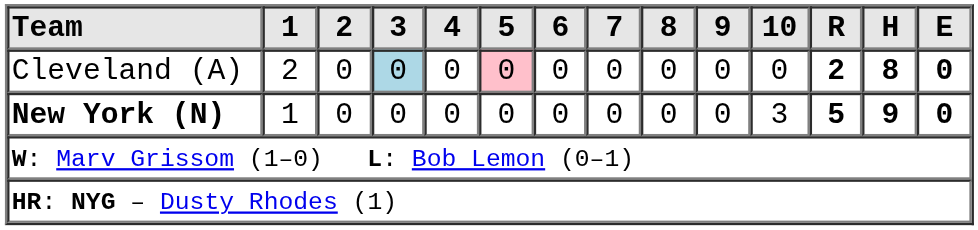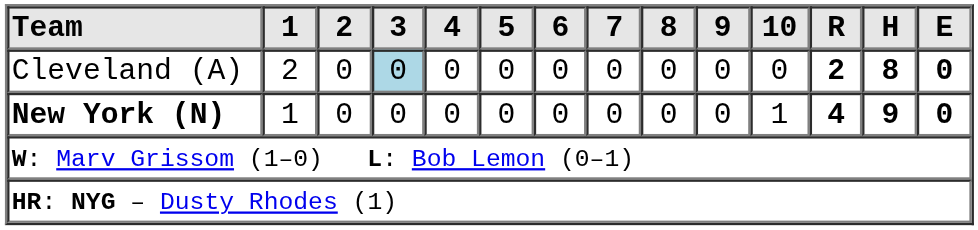(506, 71) pink background -> (506, 71) no background
(779, 115) 3 -> (779, 115) 1
(836, 115) 5 -> (836, 115) 4
